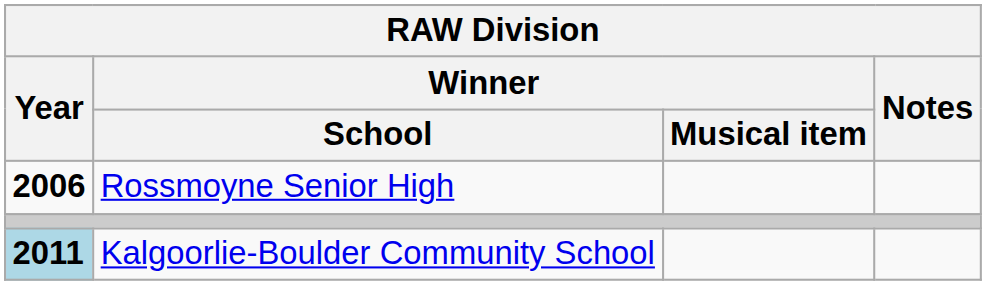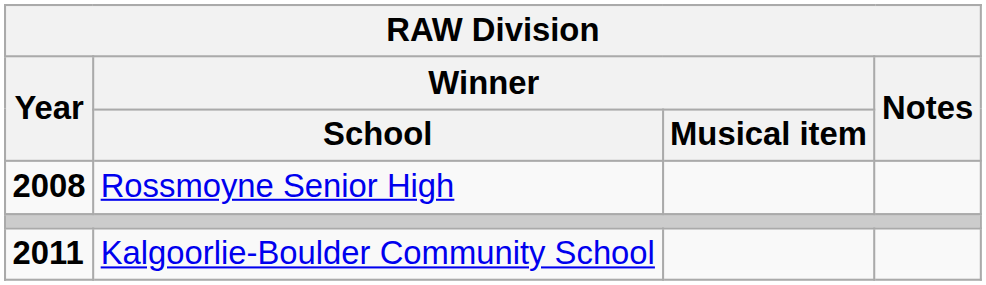(49, 186) 2006 -> (49, 186) 2008
(48, 253) lightblue background -> (48, 253) no background
